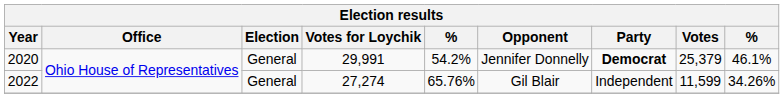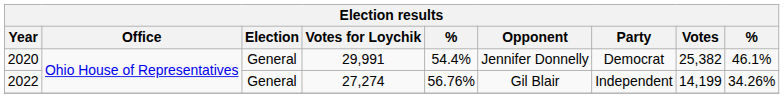(451, 59) 54.2% -> (451, 59) 54.4%
(634, 59) bold -> (634, 59) normal
(700, 59) 25,379 -> (700, 59) 25,382
(451, 81) 65.76% -> (451, 81) 56.76%
(700, 81) 11,599 -> (700, 81) 14,199
